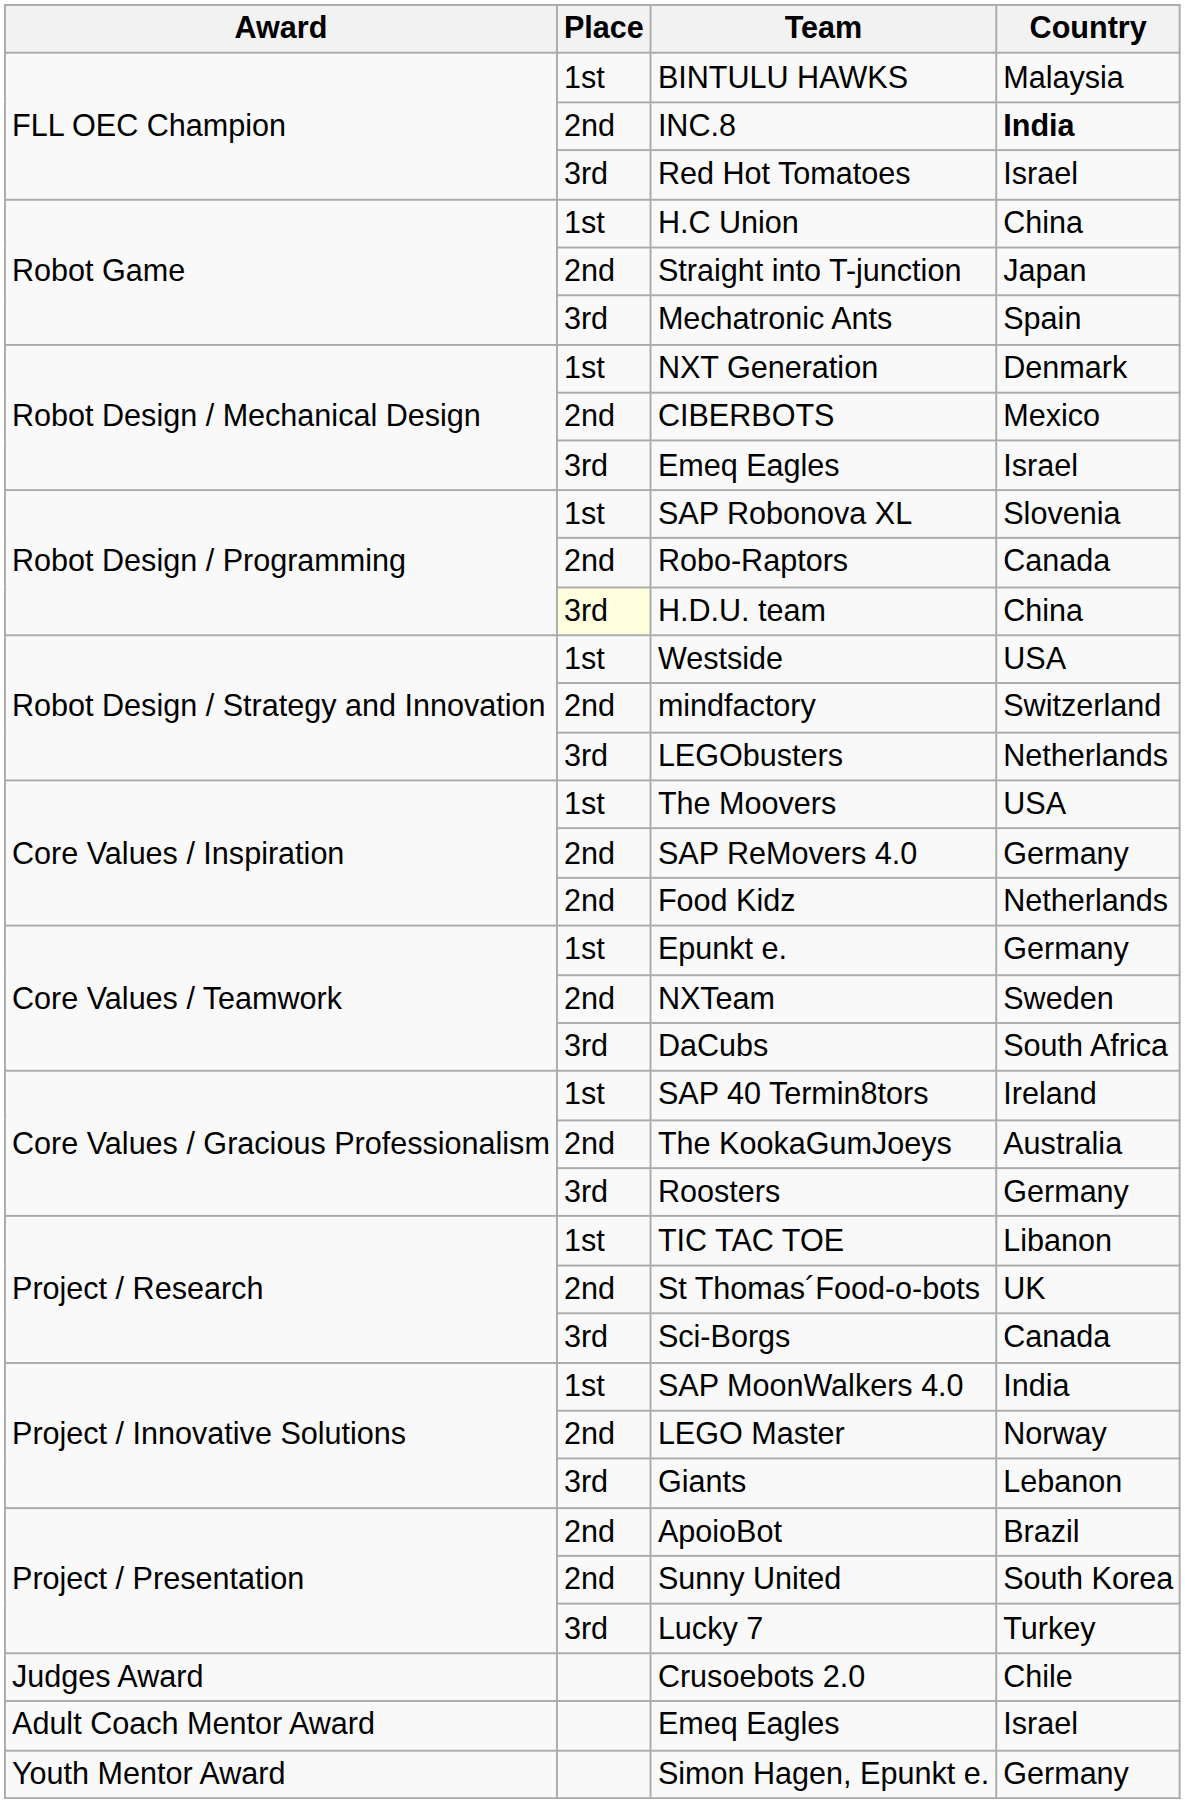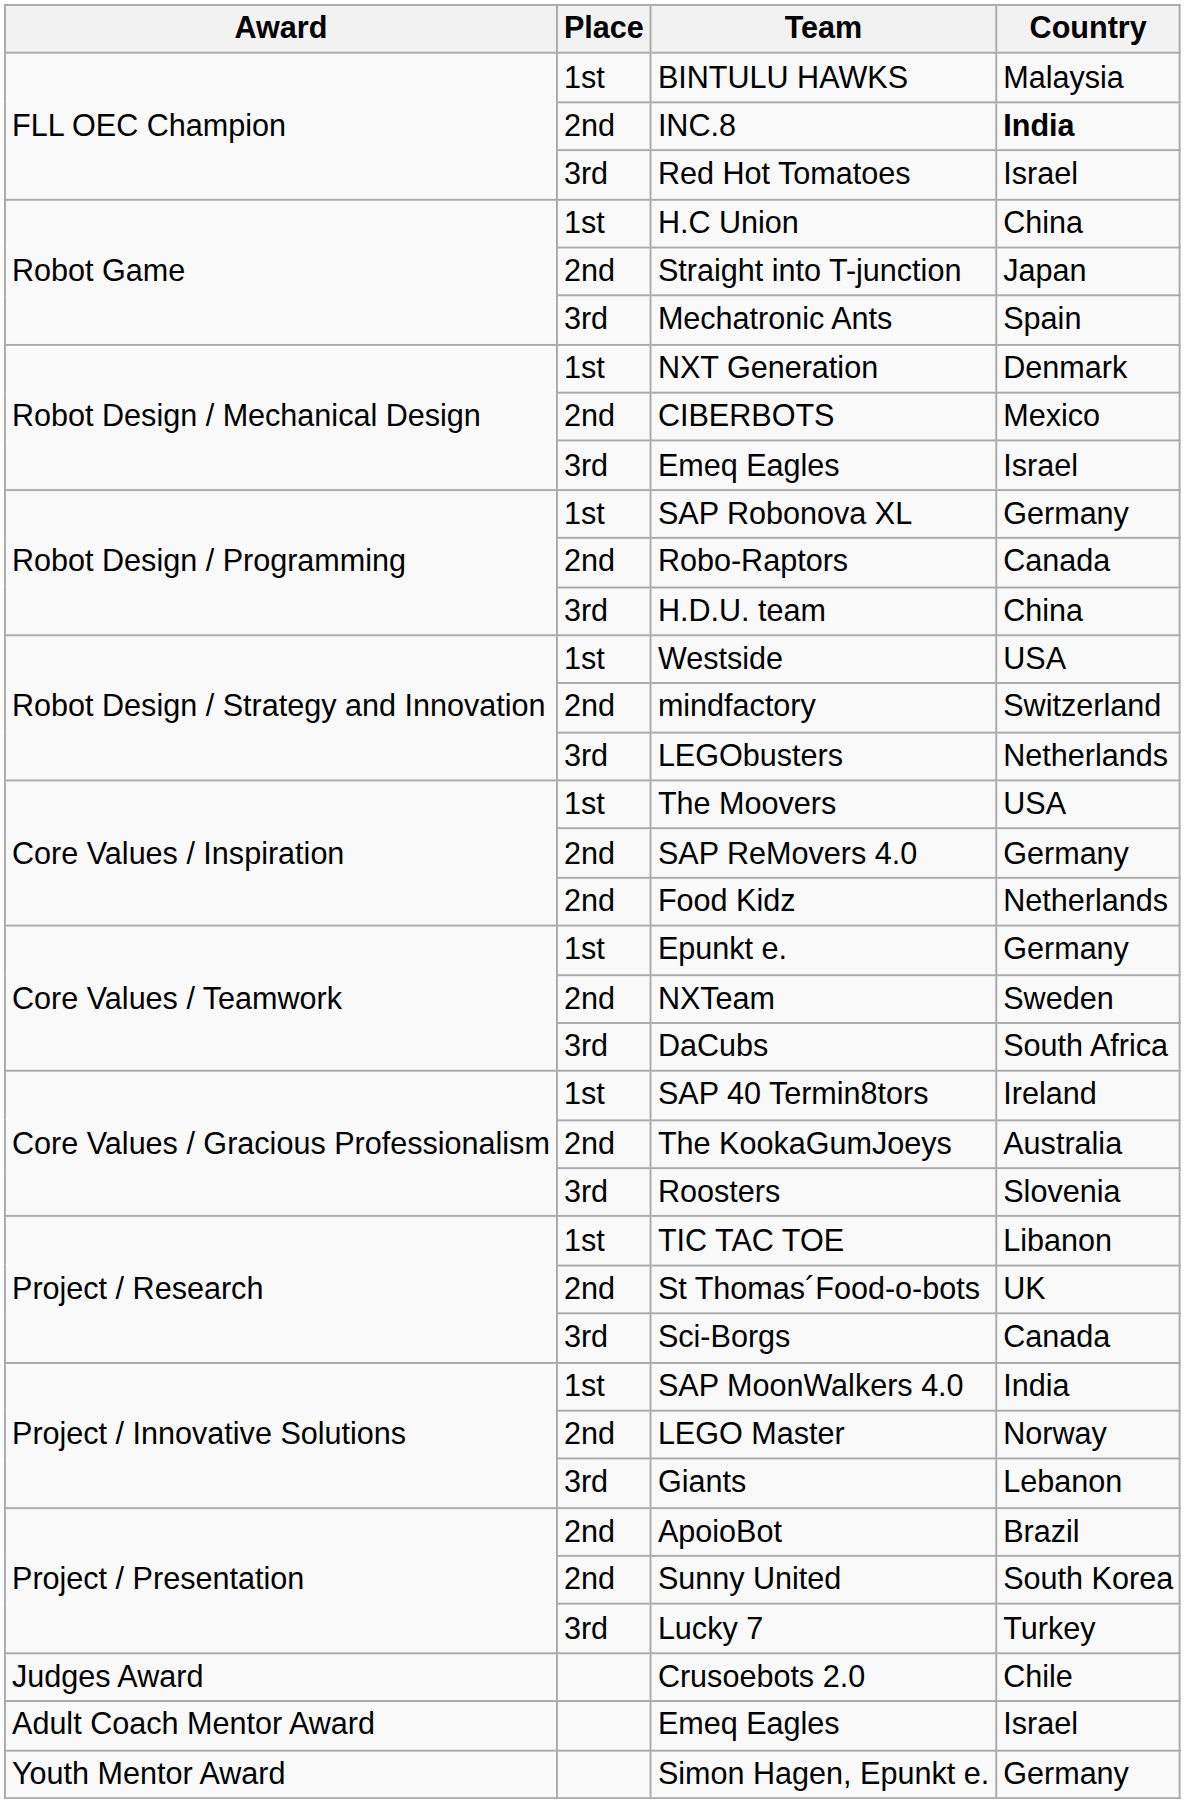(1062, 513) Slovenia -> (1066, 513) Germany
(586, 610) lightyellow background -> (586, 610) no background
(1066, 1191) Germany -> (1062, 1191) Slovenia
